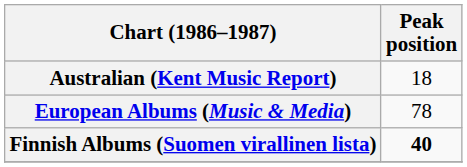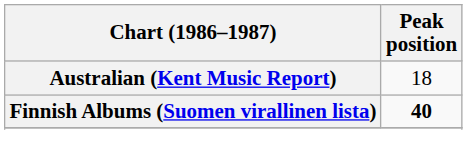- row: (193, 111)
